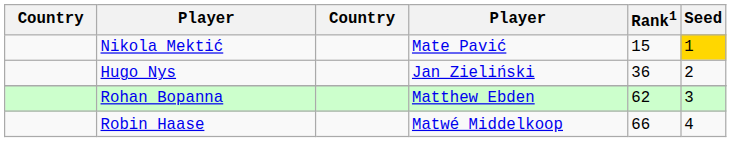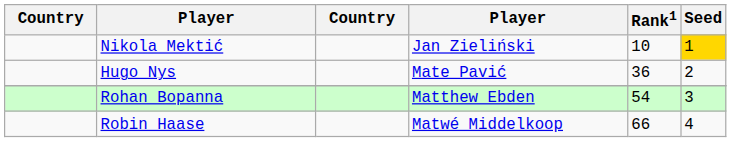(459, 47) Mate Pavić -> (473, 47) Jan Zieliński
(641, 47) 15 -> (641, 47) 10
(473, 73) Jan Zieliński -> (459, 73) Mate Pavić
(641, 98) 62 -> (641, 98) 54
